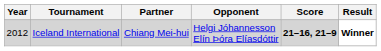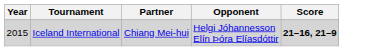- column: (357, 12)
(17, 33) 2012 -> (17, 33) 2015
